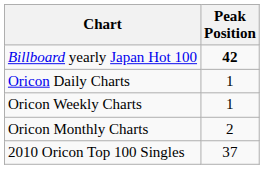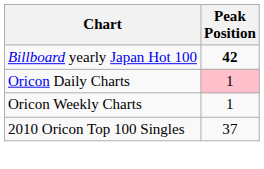(230, 81) no background -> (230, 81) pink background
- row: (78, 128)
